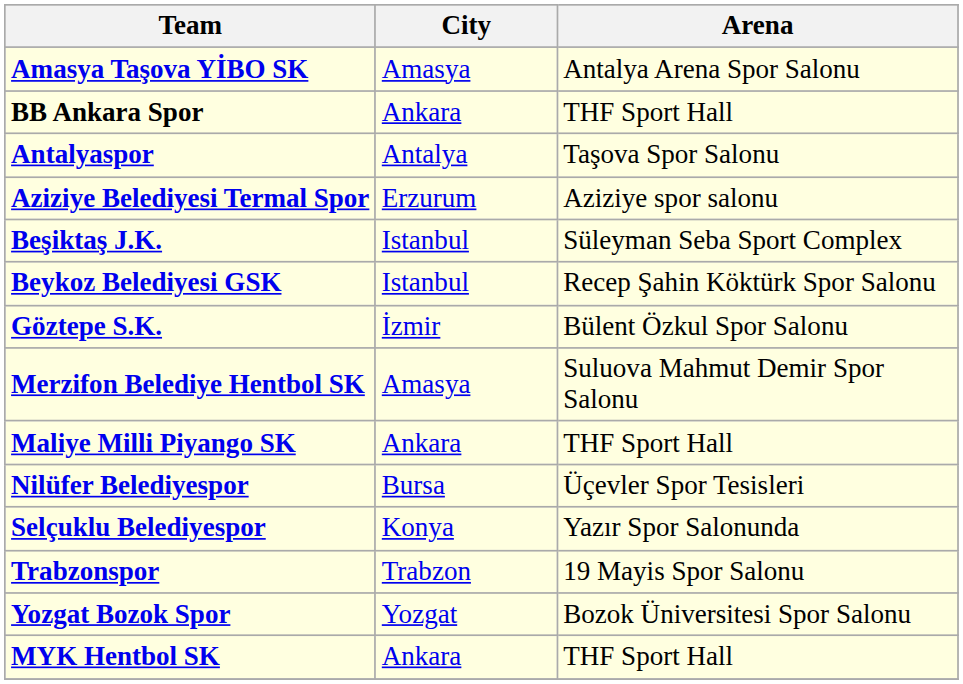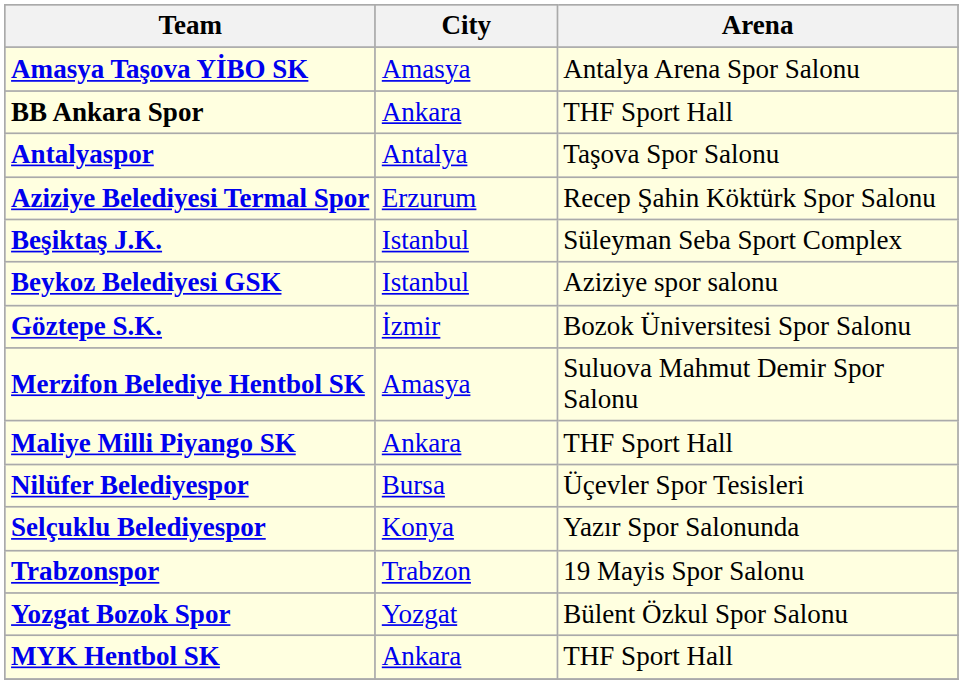(671, 197) Aziziye spor salonu -> (750, 197) Recep Şahin Köktürk Spor Salonu
(750, 283) Recep Şahin Köktürk Spor Salonu -> (671, 283) Aziziye spor salonu
(706, 326) Bülent Özkul Spor Salonu -> (737, 326) Bozok Üniversitesi Spor Salonu
(737, 613) Bozok Üniversitesi Spor Salonu -> (706, 613) Bülent Özkul Spor Salonu
